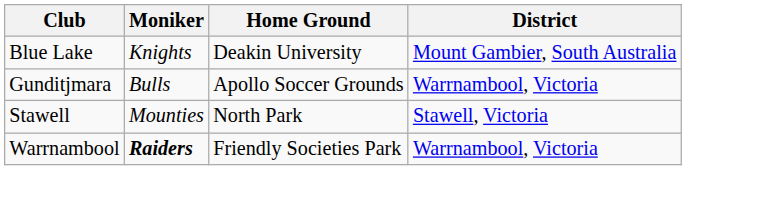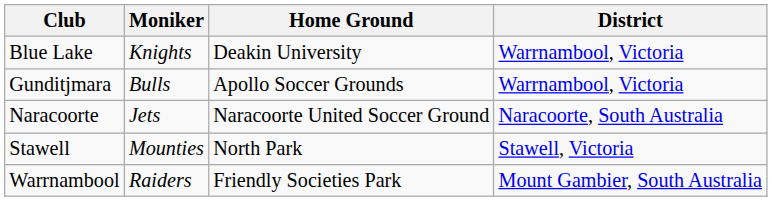(545, 52) Mount Gambier, South Australia -> (591, 52) Warrnambool, Victoria
+ row: (54, 116)
(161, 148) bold -> (160, 180) normal
(505, 148) Warrnambool, Victoria -> (630, 180) Mount Gambier, South Australia
